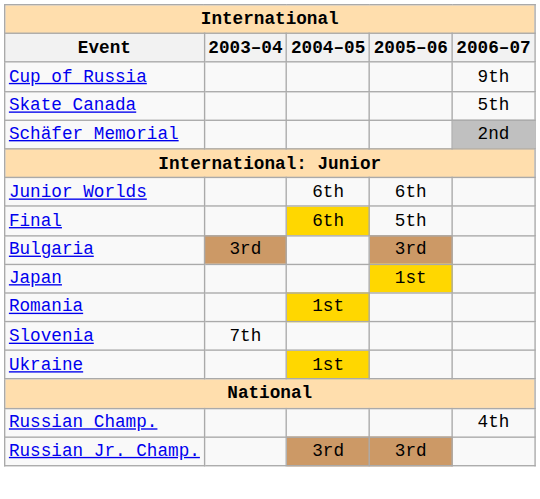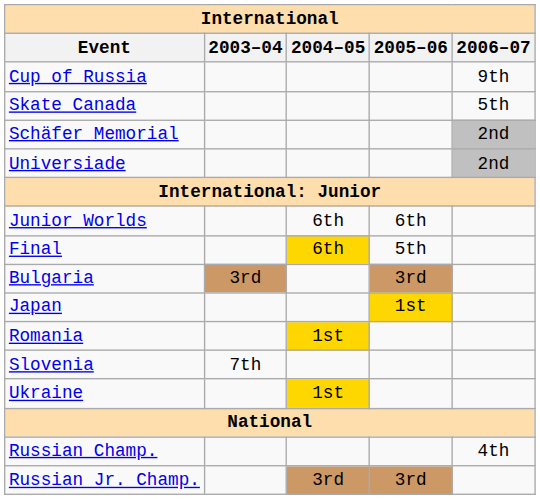+ row: (67, 163)
